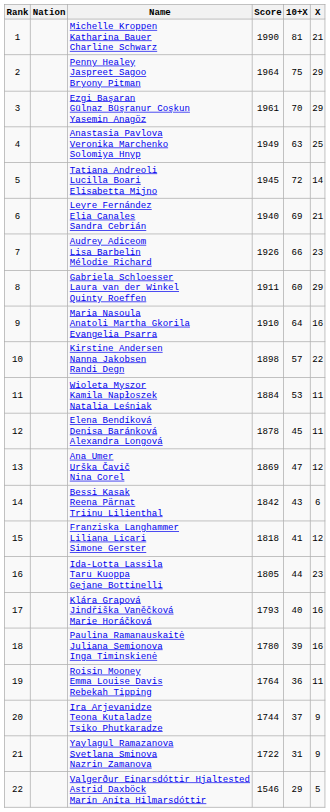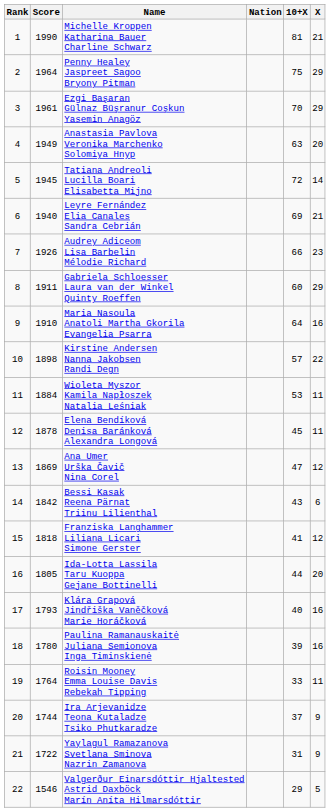columns swapped: (49, 12) <-> (268, 12)
(318, 145) 25 -> (318, 145) 20
(318, 575) 23 -> (318, 575) 20
(297, 682) 36 -> (297, 682) 33
